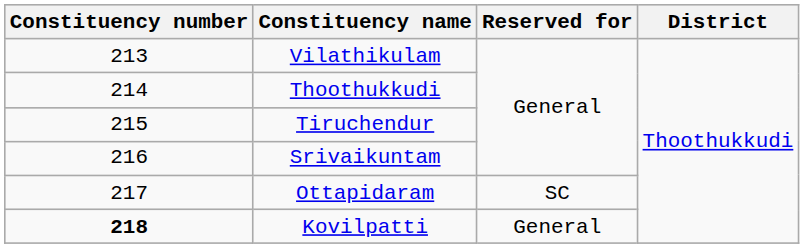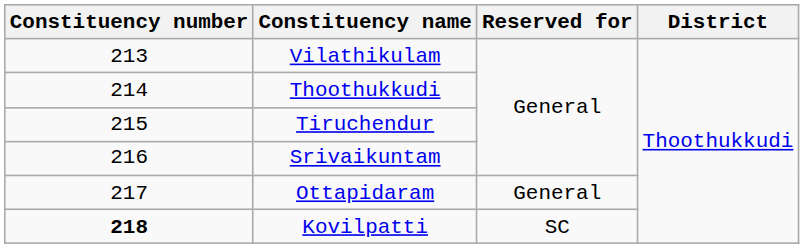(557, 192) SC -> (557, 192) General
(557, 227) General -> (557, 227) SC
